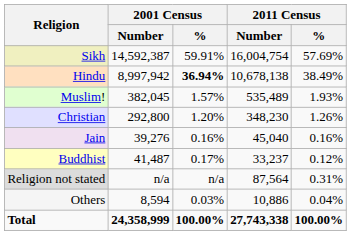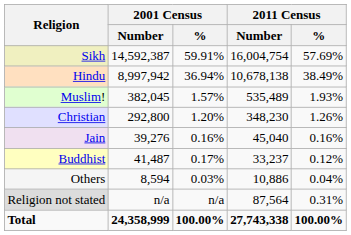(203, 76) bold -> (204, 76) normal
rows swapped: (88, 199) <-> (56, 179)
